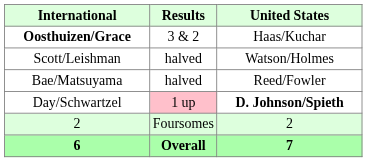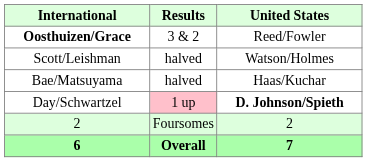(290, 37) Haas/Kuchar -> (290, 37) Reed/Fowler
(290, 80) Reed/Fowler -> (290, 80) Haas/Kuchar
